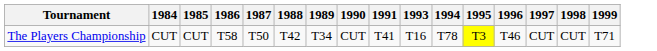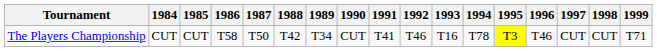+ column: (416, 15)
